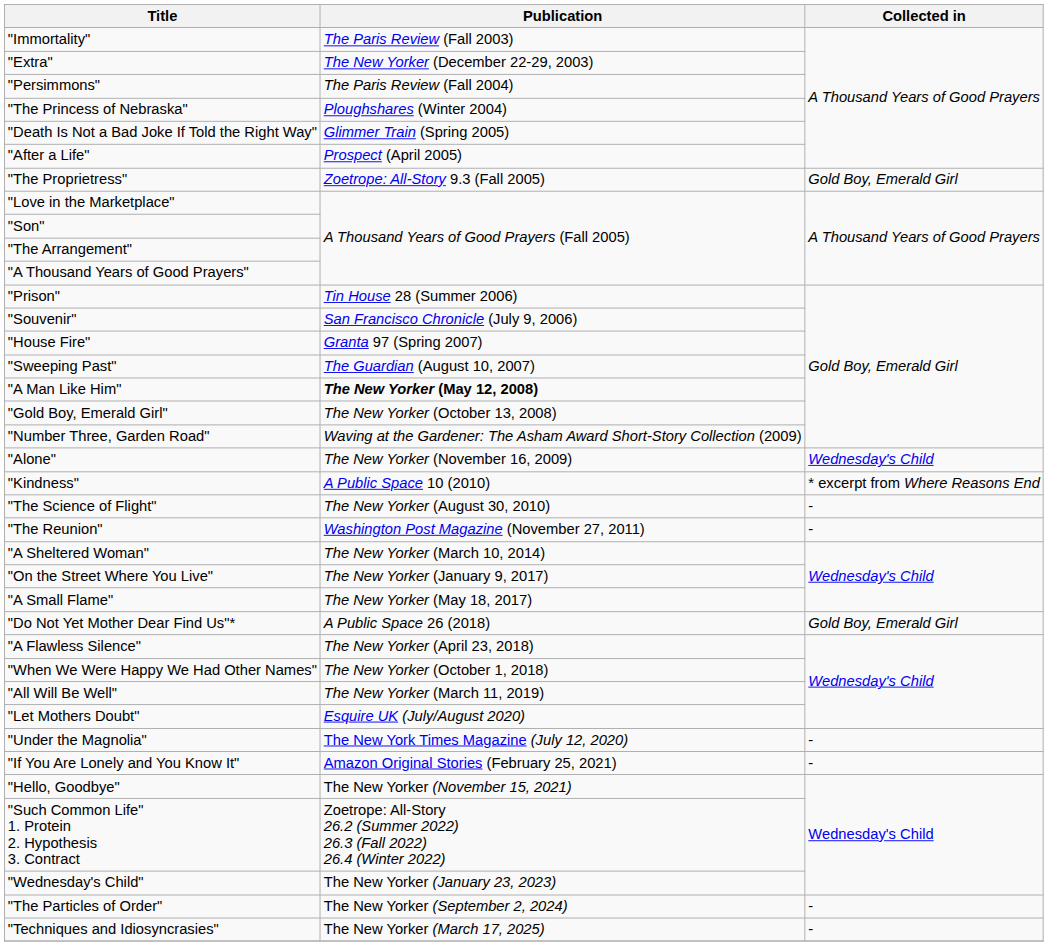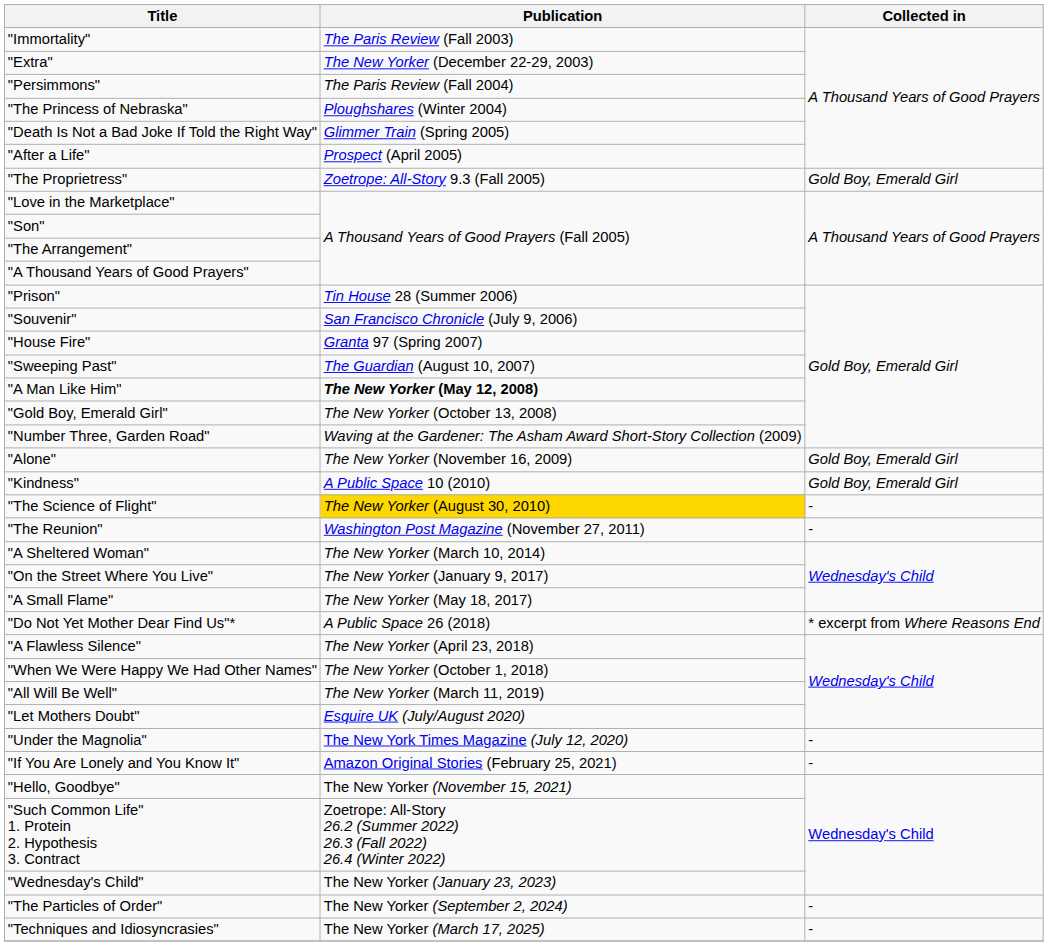(871, 459) Wednesday's Child -> (883, 459) Gold Boy, Emerald Girl
(924, 483) * excerpt from Where Reasons End -> (883, 483) Gold Boy, Emerald Girl
(437, 506) no background -> (437, 506) gold background
(883, 623) Gold Boy, Emerald Girl -> (924, 623) * excerpt from Where Reasons End
